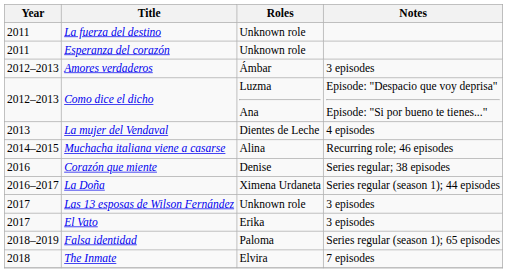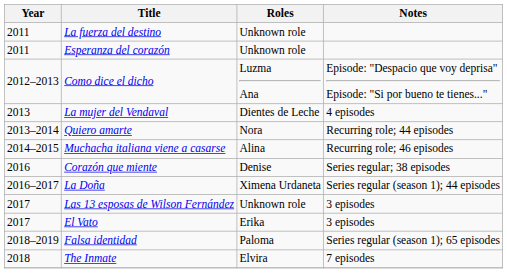- row: (108, 68)
+ row: (98, 130)
